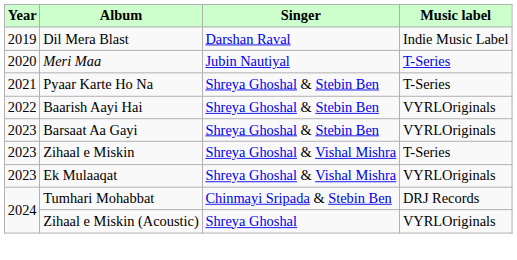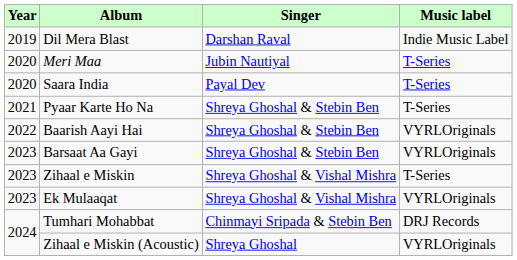+ row: (76, 84)
